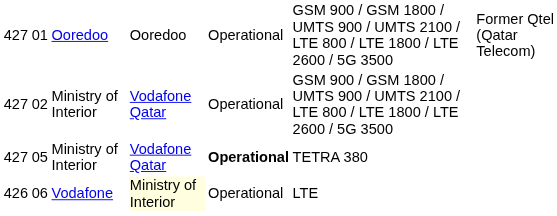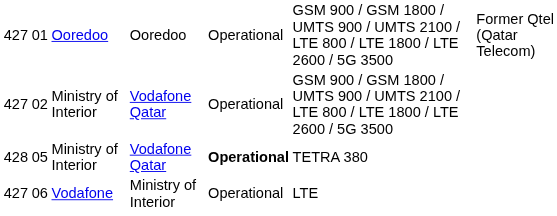(16, 157) 427 -> (16, 157) 428
(16, 193) 426 -> (16, 193) 427
(163, 193) lightyellow background -> (163, 193) no background
